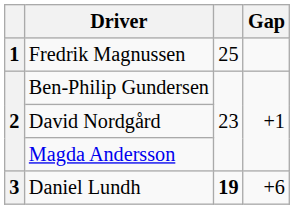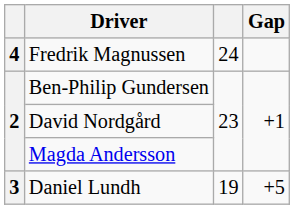(14, 54) 1 -> (14, 54) 4
(228, 54) 25 -> (228, 54) 24
(228, 188) bold -> (228, 188) normal
(274, 188) +6 -> (274, 188) +5
